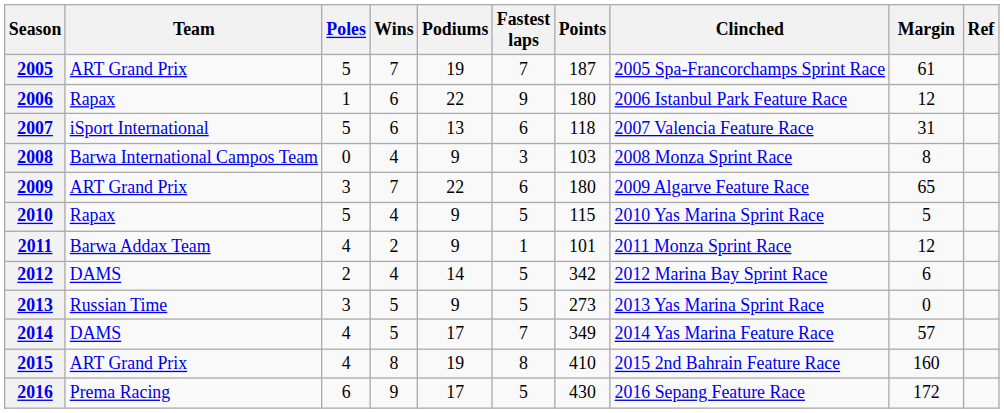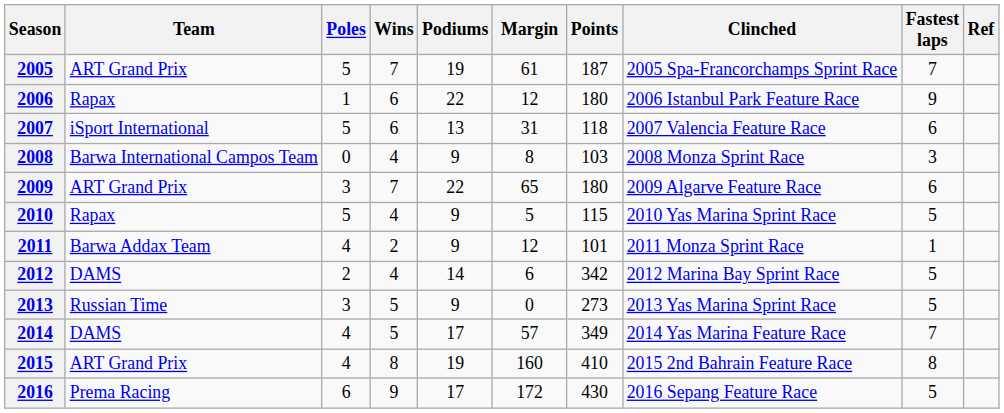columns swapped: (524, 29) <-> (926, 29)
